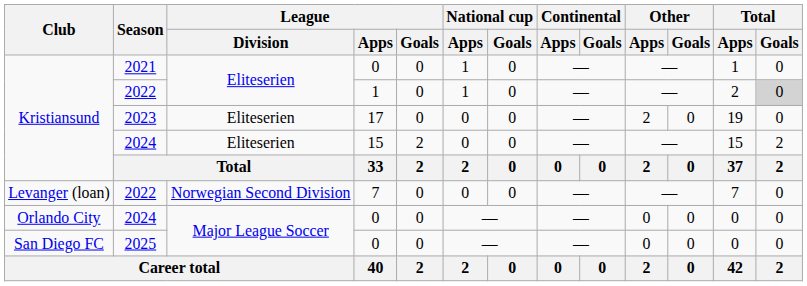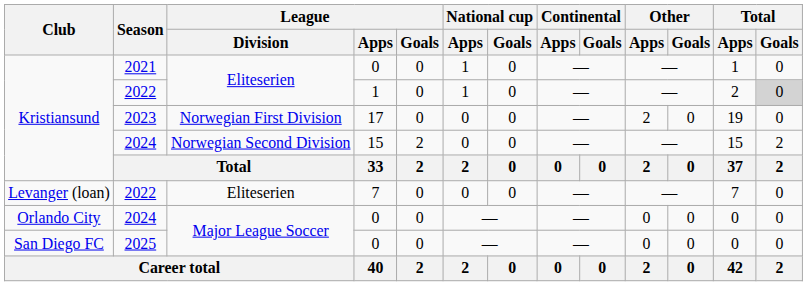(261, 117) Eliteserien -> (261, 117) Norwegian First Division
(261, 142) Eliteserien -> (261, 142) Norwegian Second Division
(261, 192) Norwegian Second Division -> (261, 192) Eliteserien
